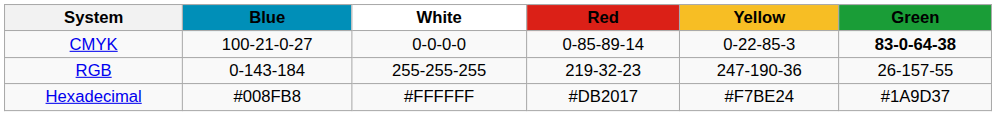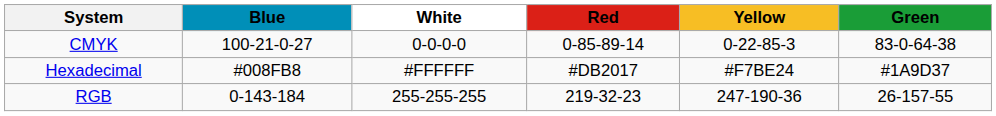(915, 44) bold -> (915, 44) normal
rows swapped: (94, 70) <-> (94, 96)
